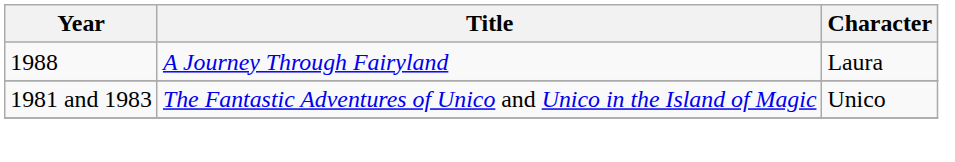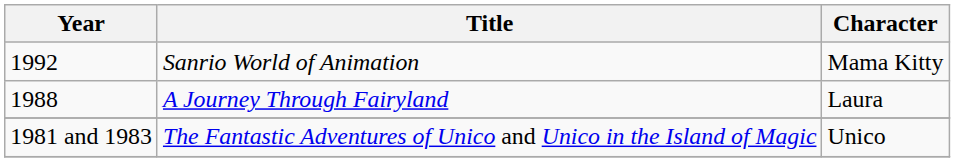+ row: (291, 61)
